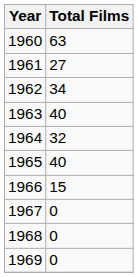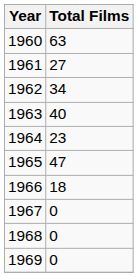(58, 138) 32 -> (58, 138) 23
(58, 162) 40 -> (58, 162) 47
(58, 187) 15 -> (58, 187) 18
